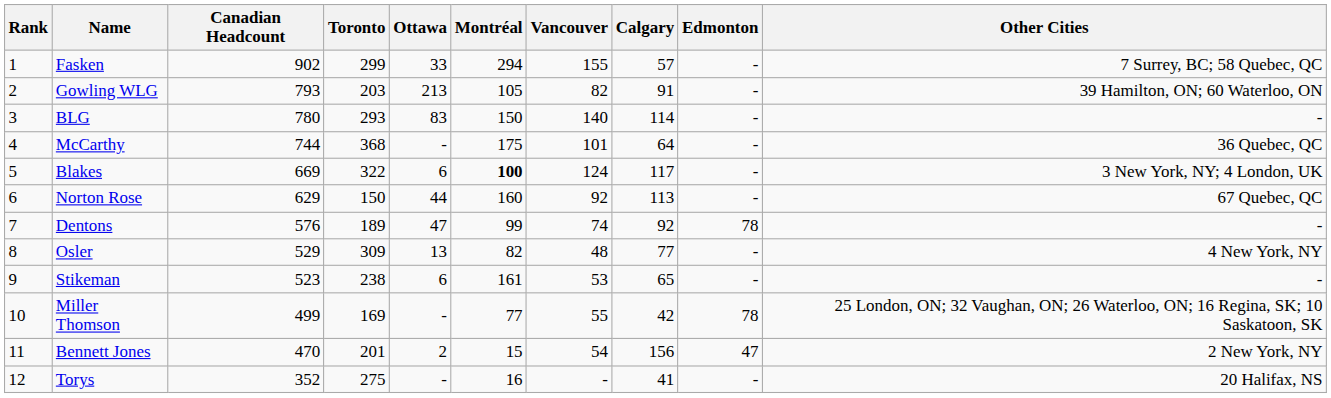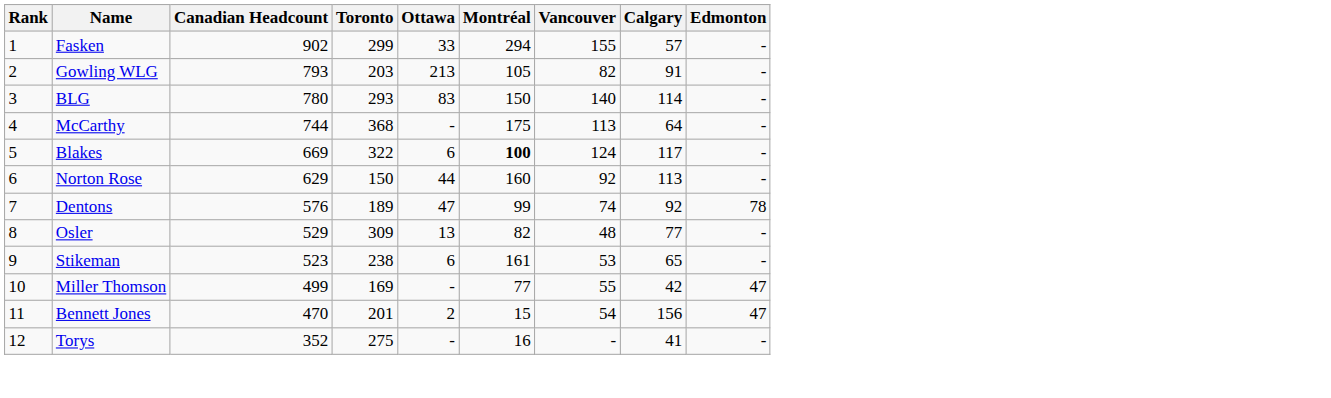- column: (1044, 27)
(595, 144) 101 -> (604, 125) 113
(750, 315) 78 -> (758, 286) 47
